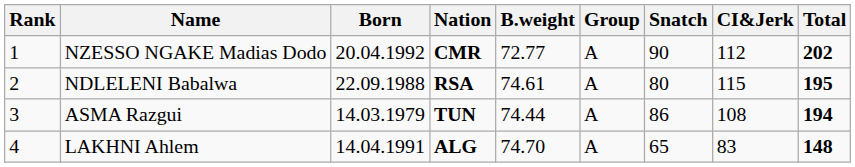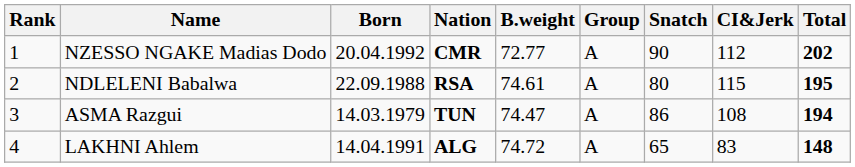(523, 114) 74.44 -> (523, 114) 74.47
(523, 146) 74.70 -> (523, 146) 74.72
